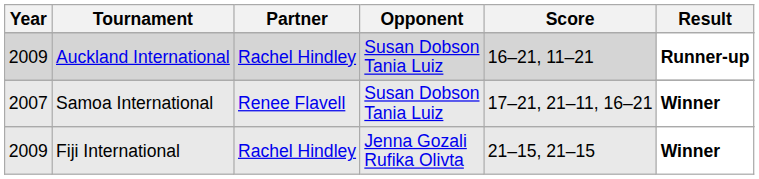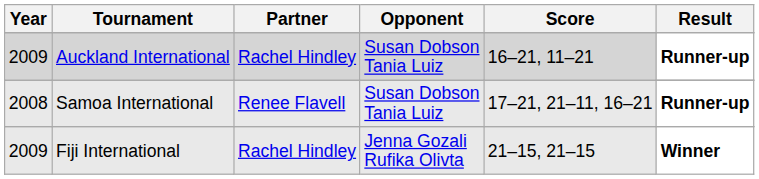(28, 104) 2007 -> (28, 104) 2008
(690, 104) Winner -> (705, 104) Runner-up
